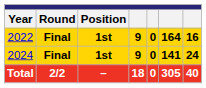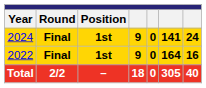rows swapped: (20, 37) <-> (20, 55)
